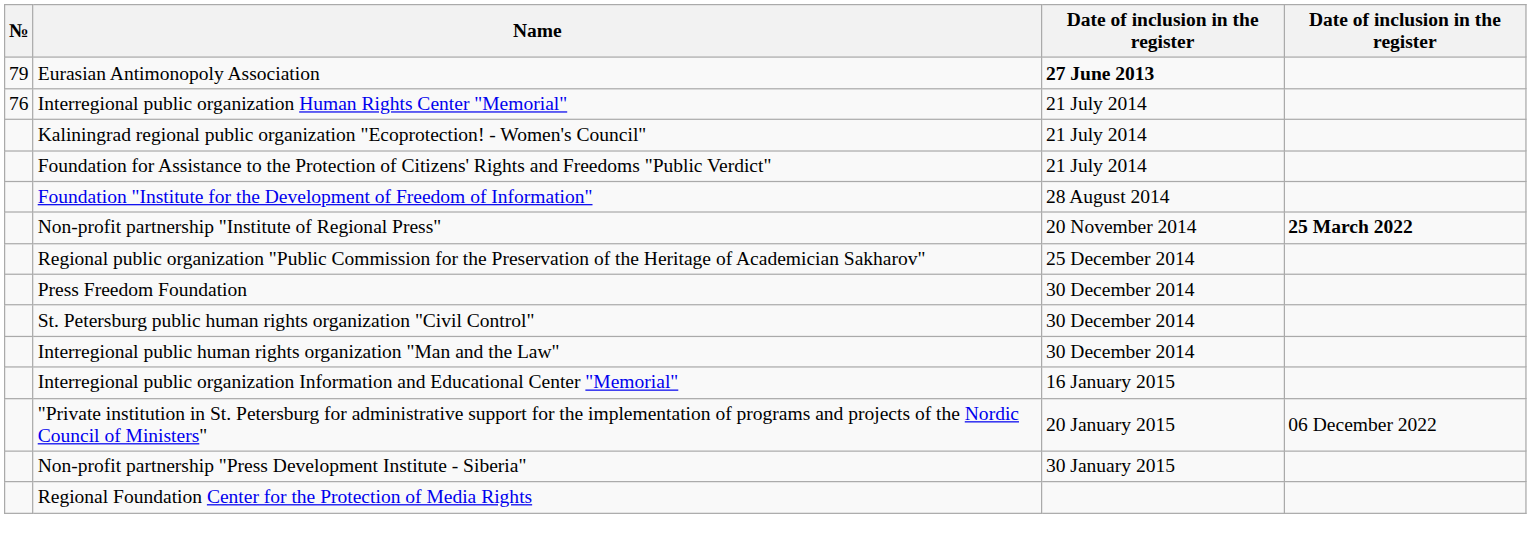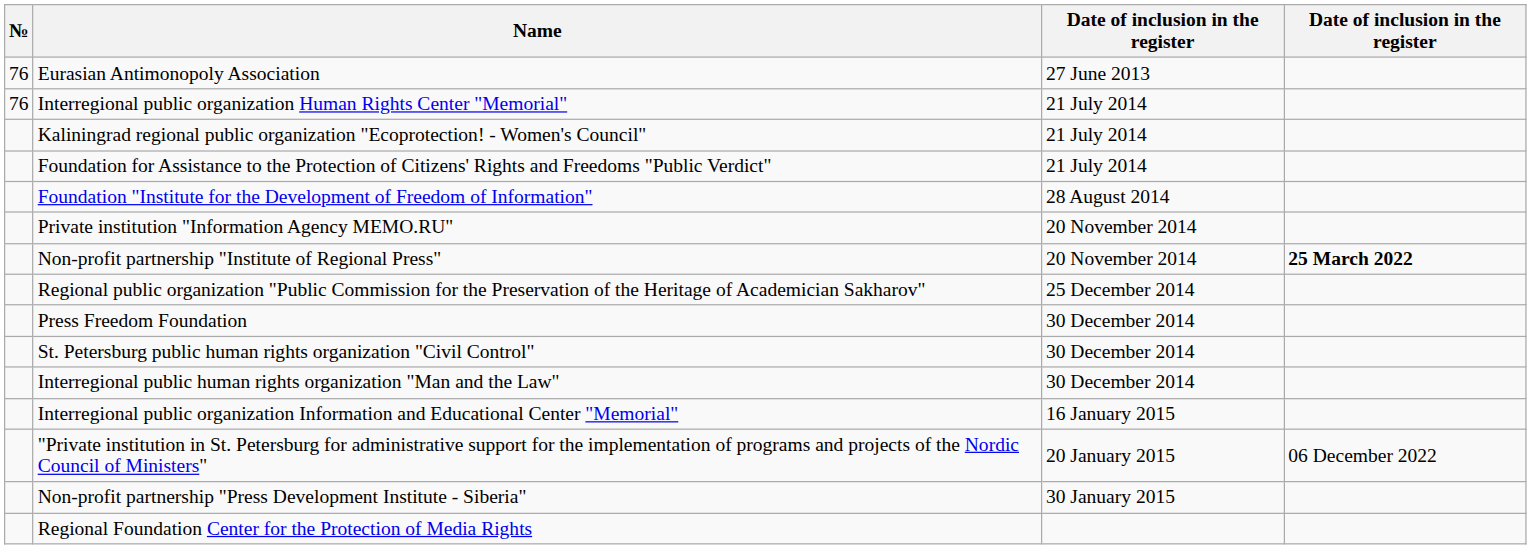(19, 72) 79 -> (19, 72) 76
(1100, 72) bold -> (1098, 72) normal
+ row: (245, 227)
